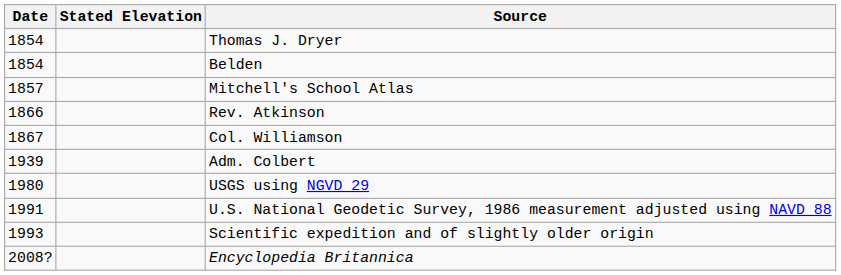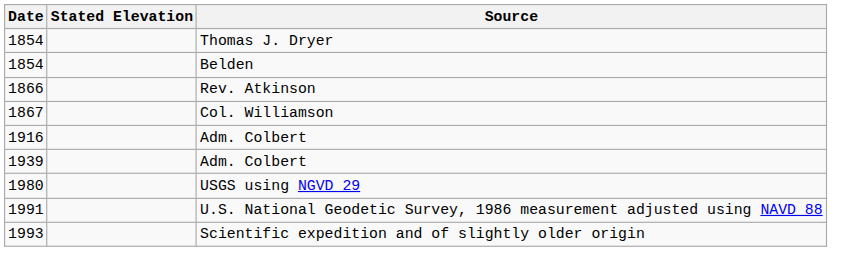- row: (26, 89)
+ row: (26, 137)
- row: (30, 258)
